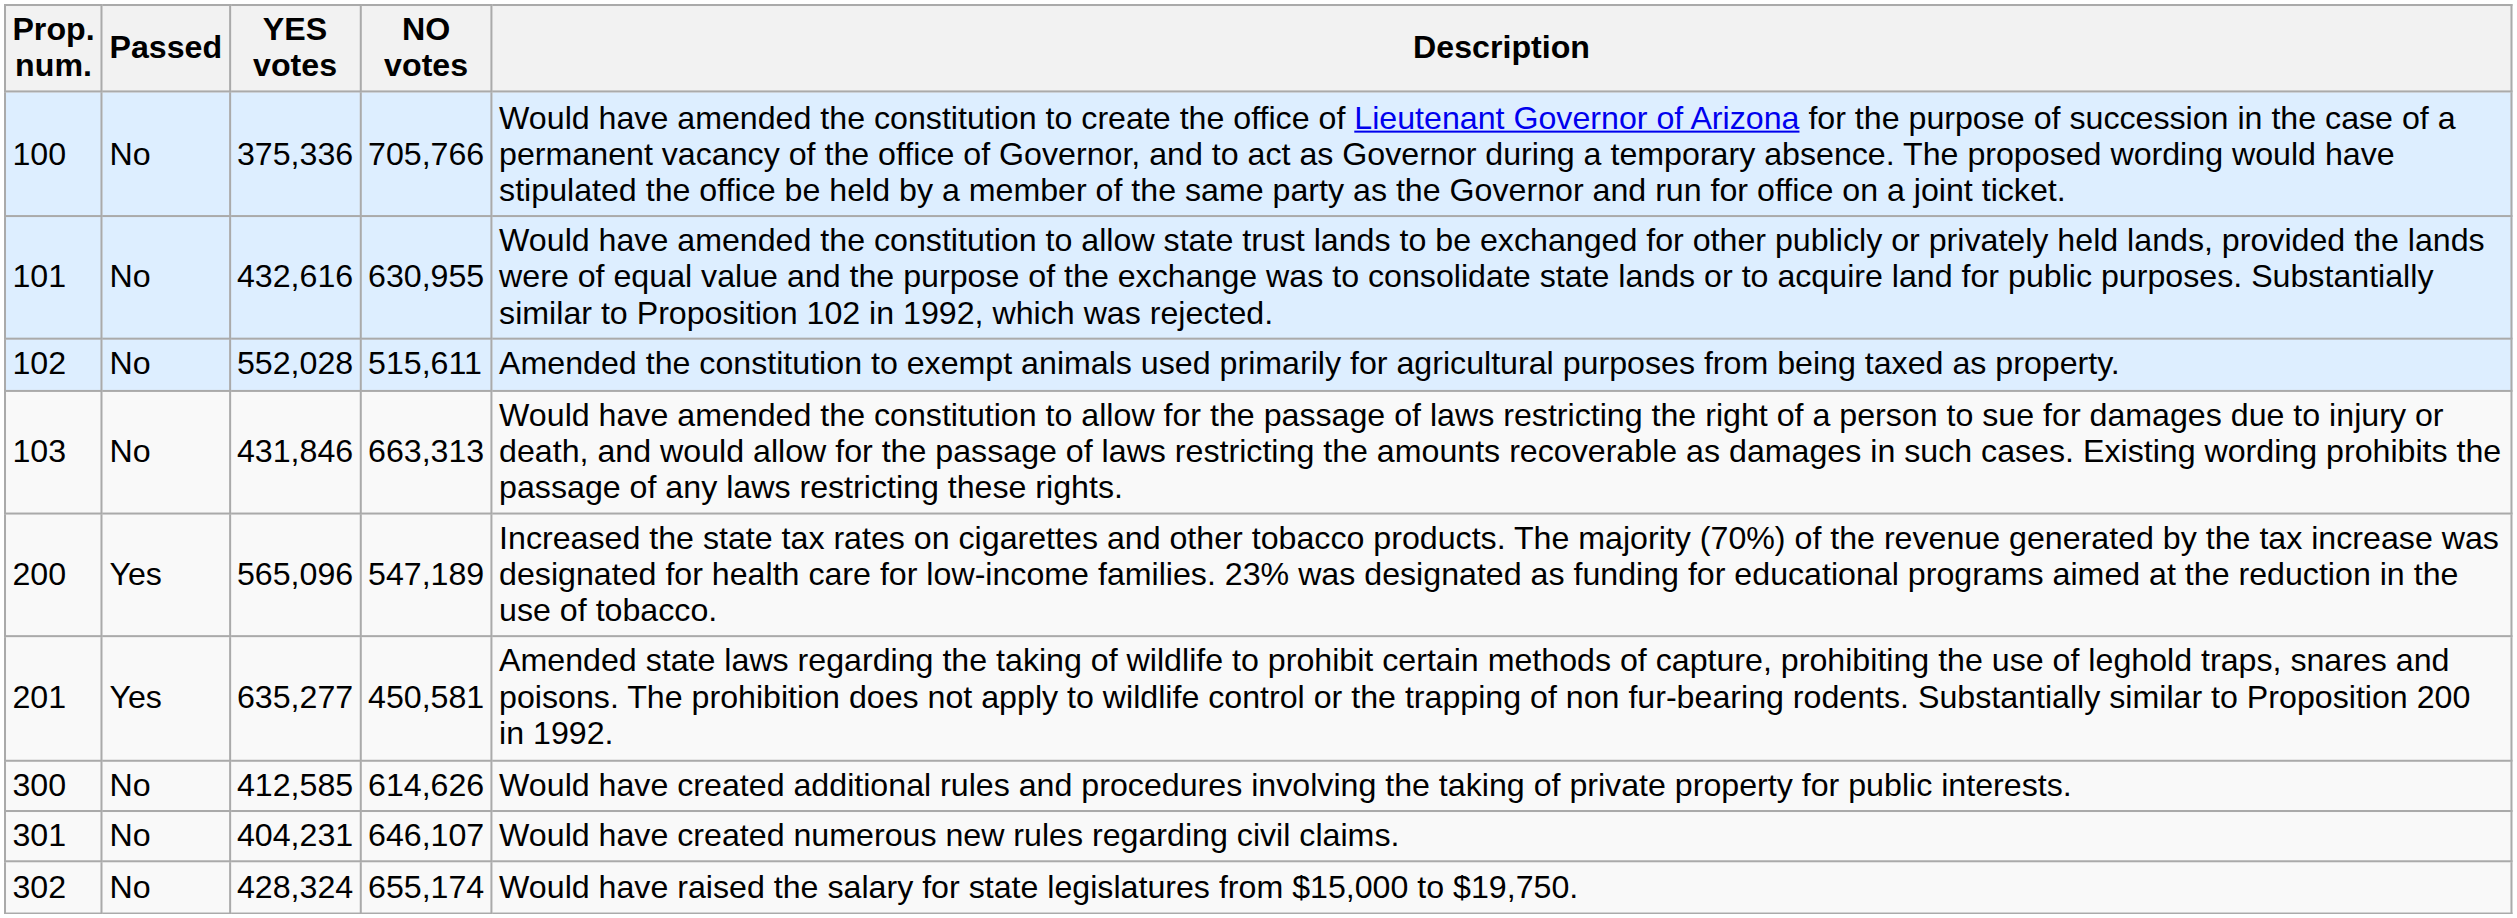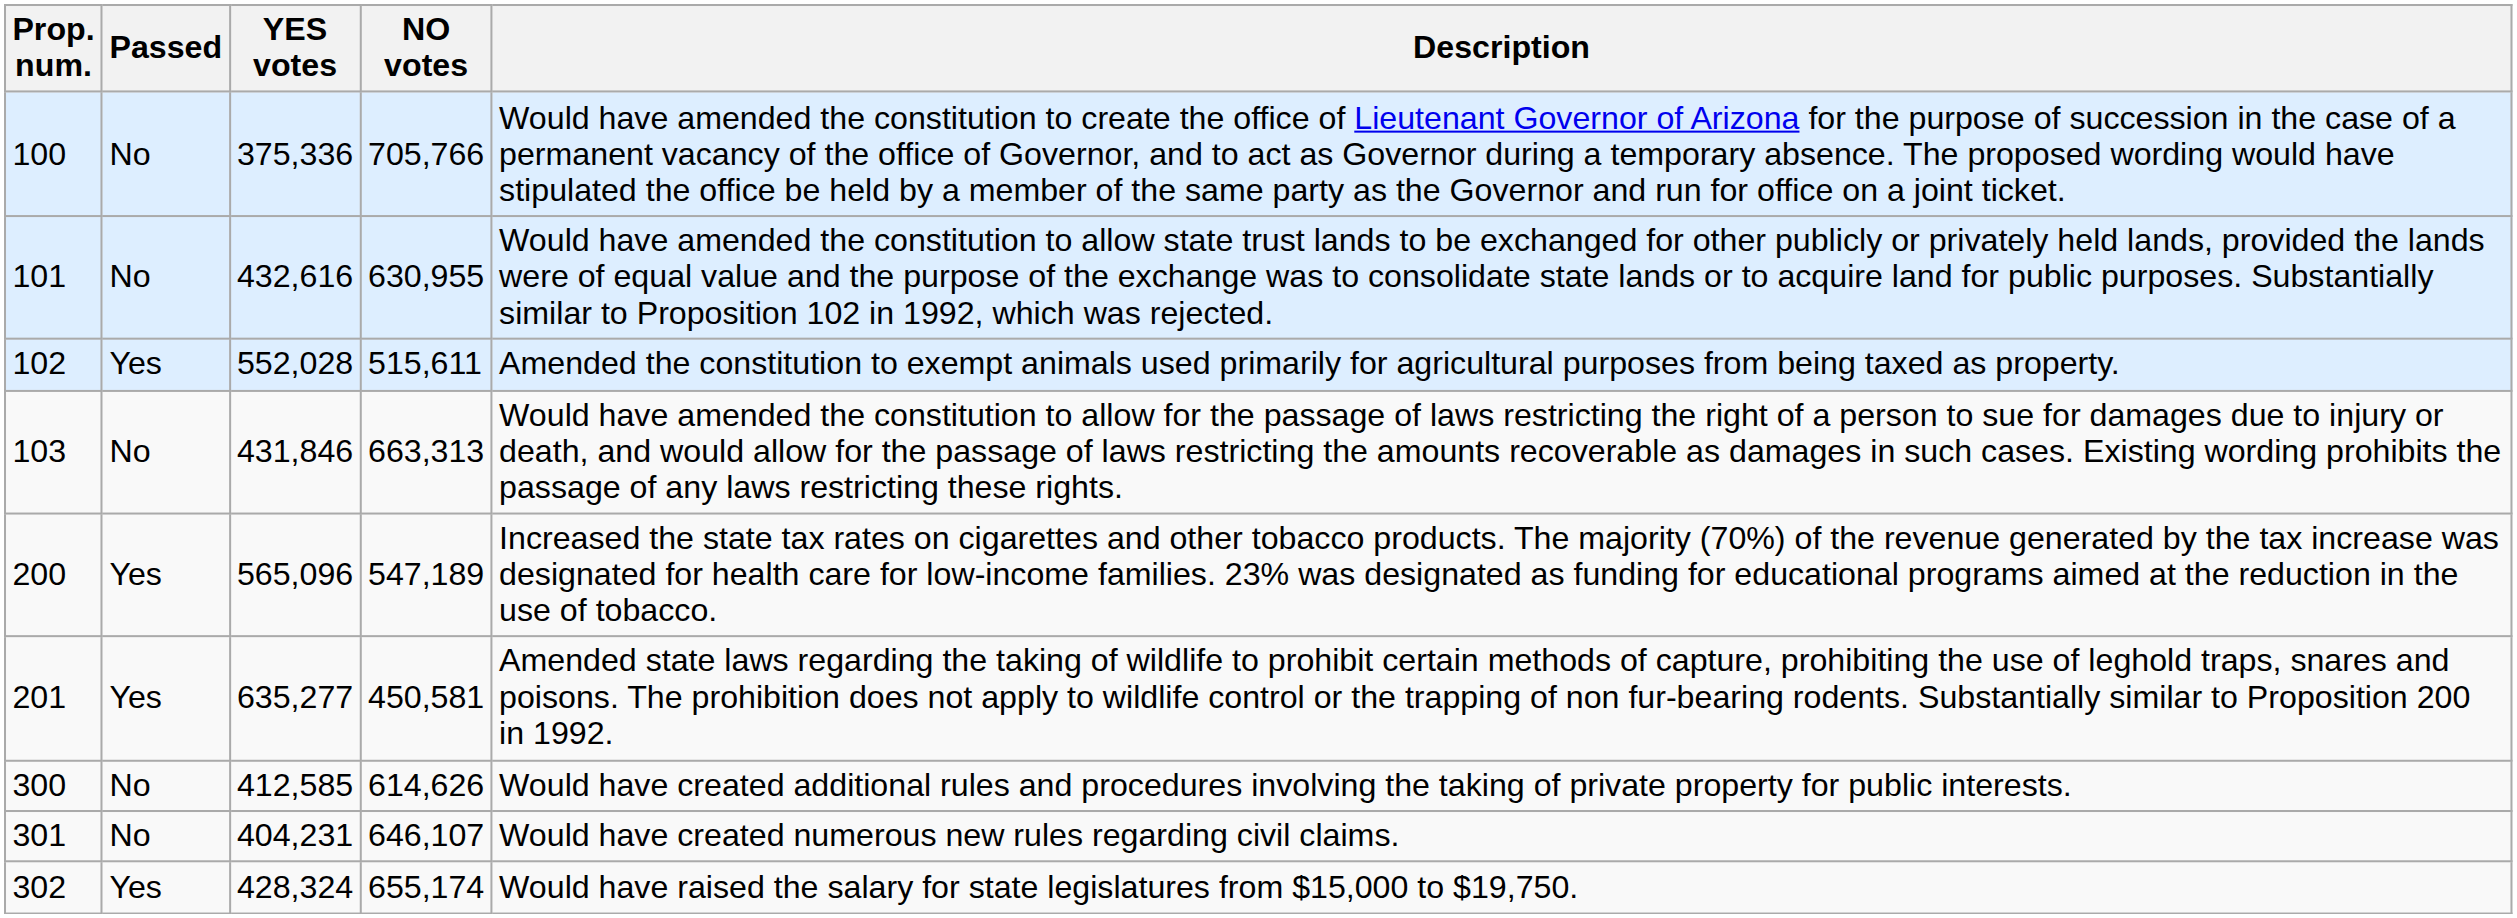(130, 363) No -> (136, 363) Yes
(130, 887) No -> (136, 887) Yes
